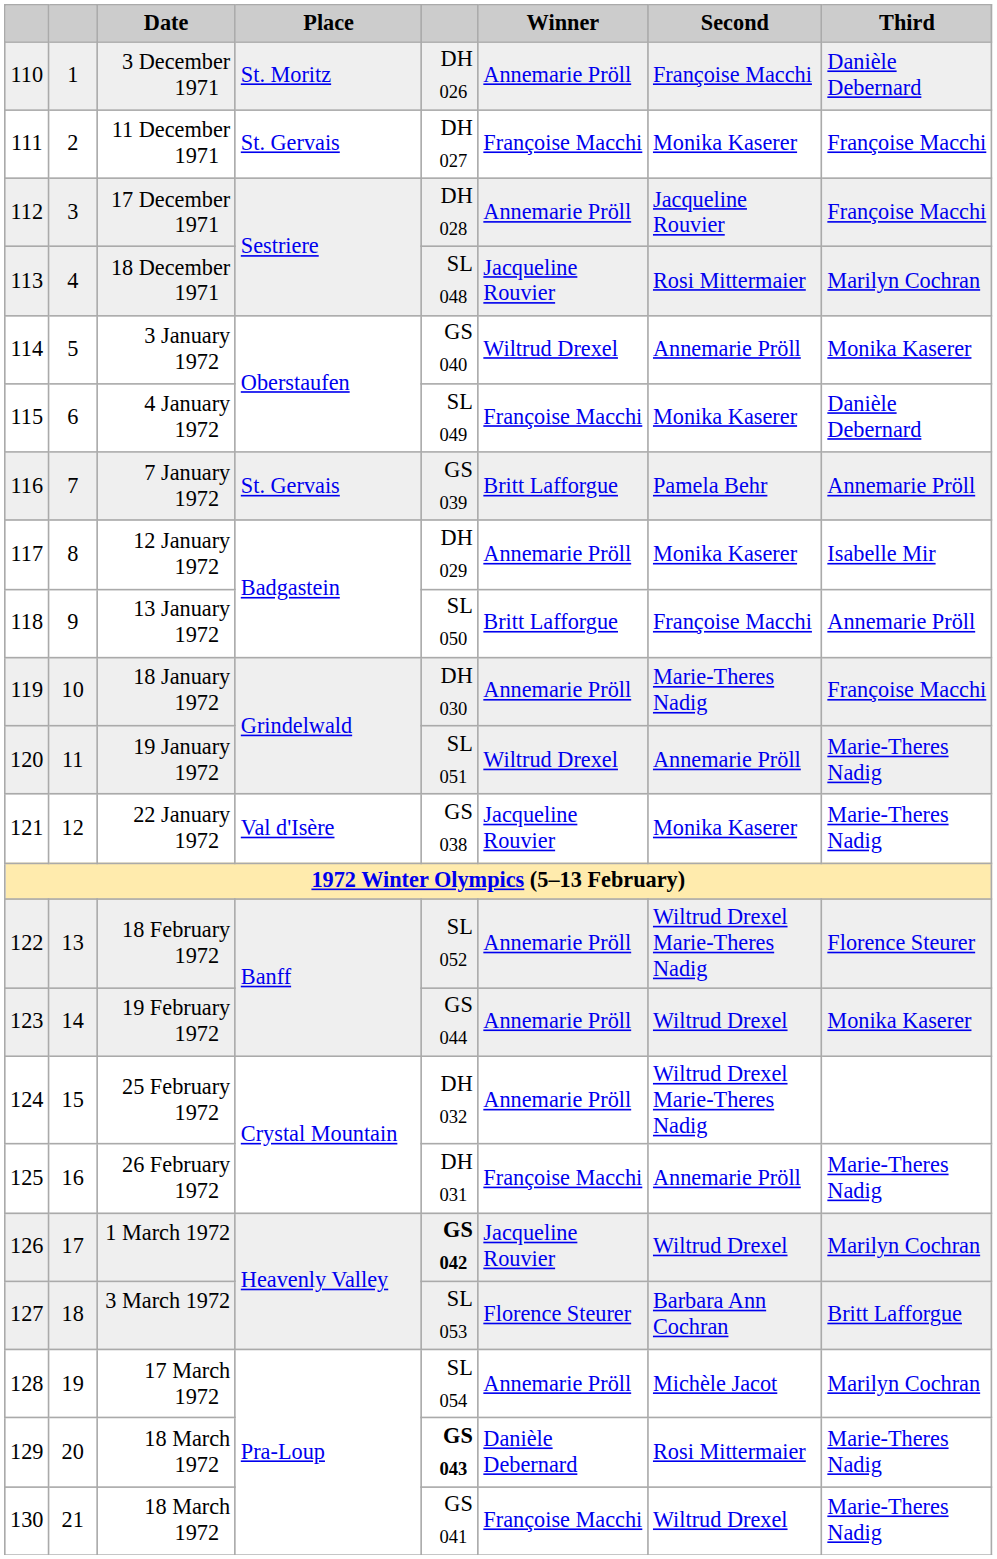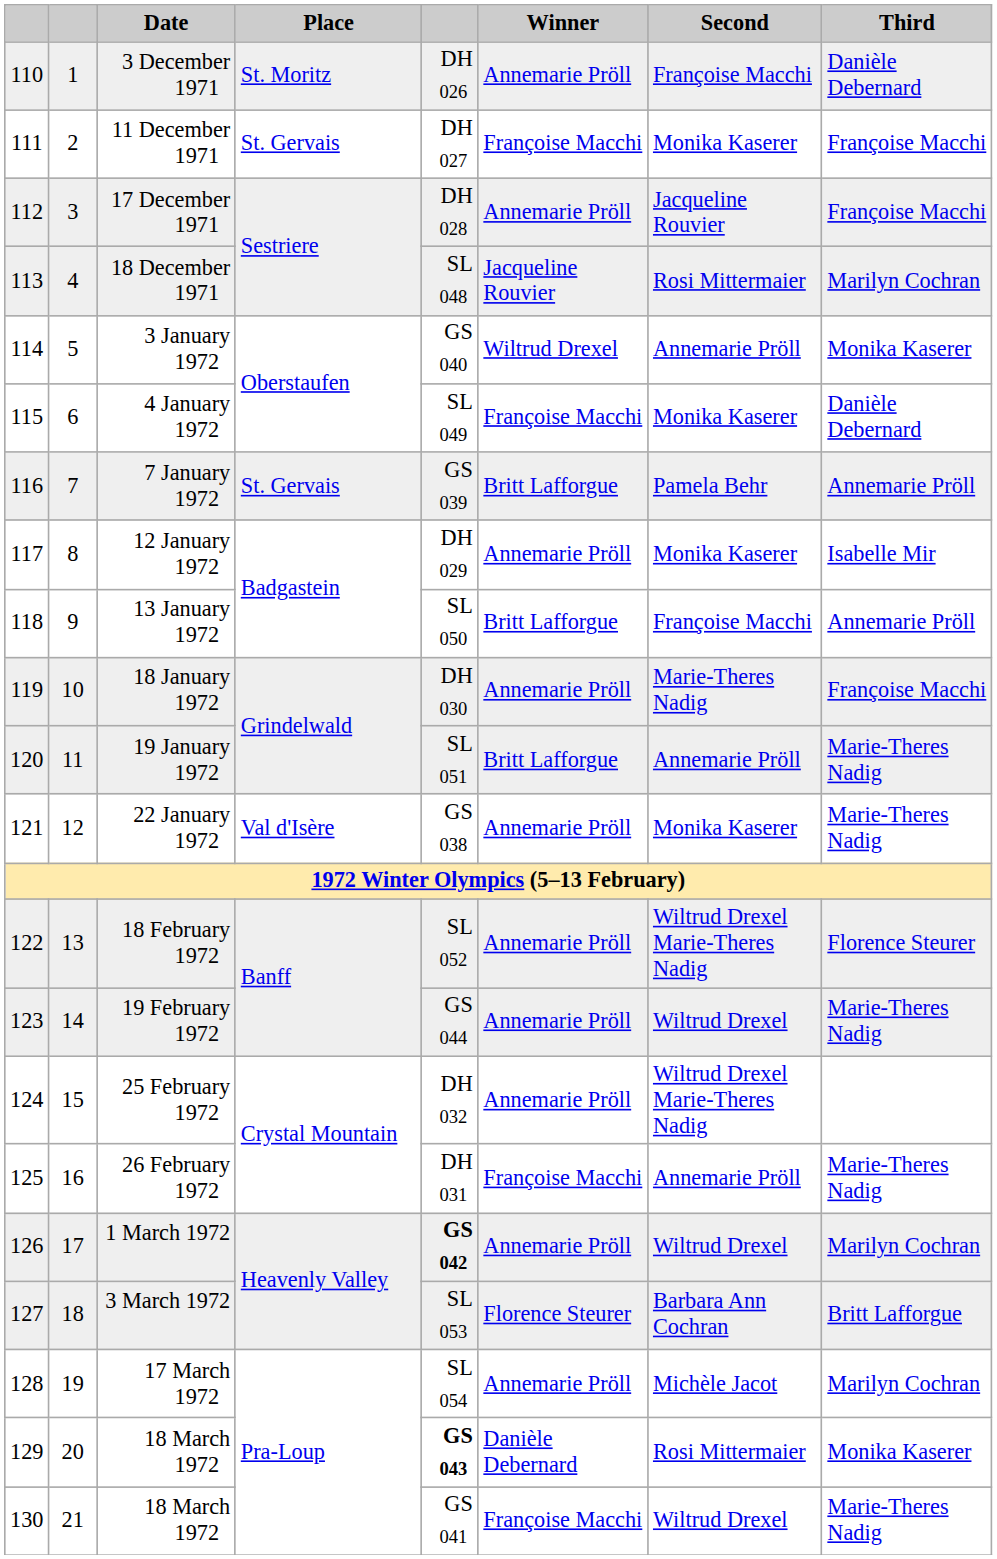(551, 759) Wiltrud Drexel -> (551, 759) Britt Lafforgue
(530, 827) Jacqueline Rouvier -> (557, 827) Annemarie Pröll
(899, 1021) Monika Kaserer -> (888, 1021) Marie-Theres Nadig
(530, 1246) Jacqueline Rouvier -> (557, 1246) Annemarie Pröll
(888, 1451) Marie-Theres Nadig -> (899, 1451) Monika Kaserer
